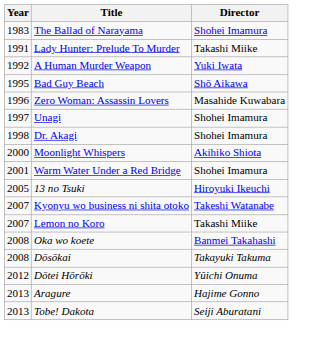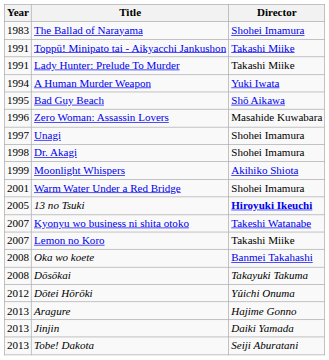+ row: (130, 48)
(18, 65) 1992 -> (18, 83) 1994
(18, 153) 2000 -> (18, 170) 1999
(232, 188) normal -> (272, 205) bold
+ row: (47, 328)
